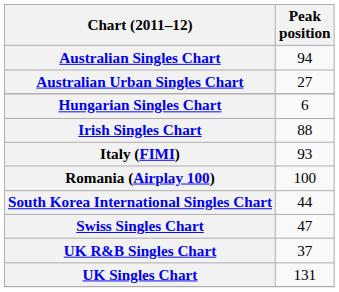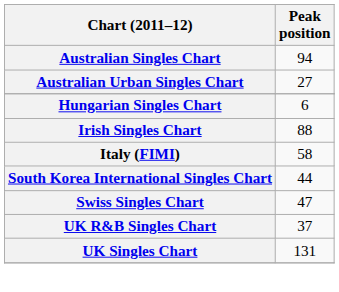(305, 154) 93 -> (305, 154) 58
- row: (140, 178)
